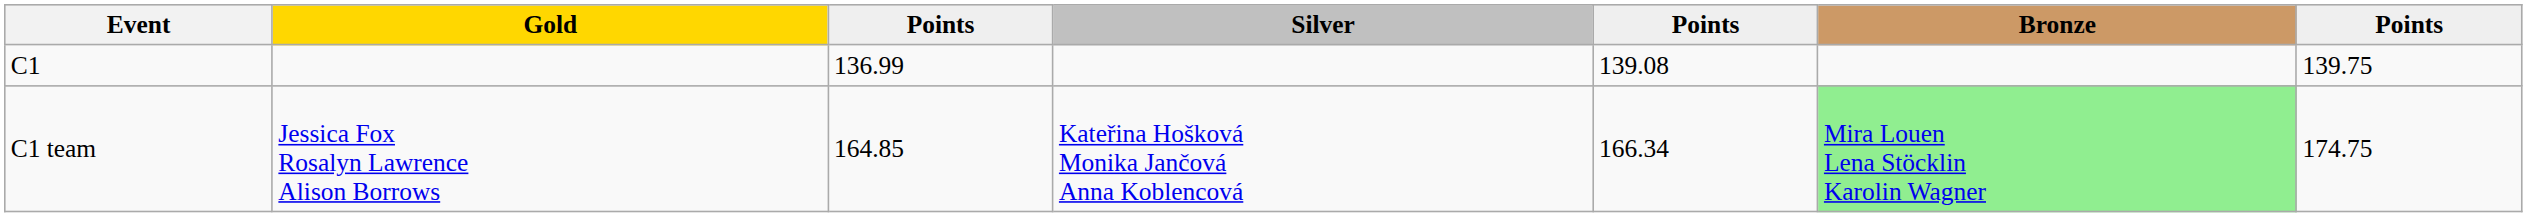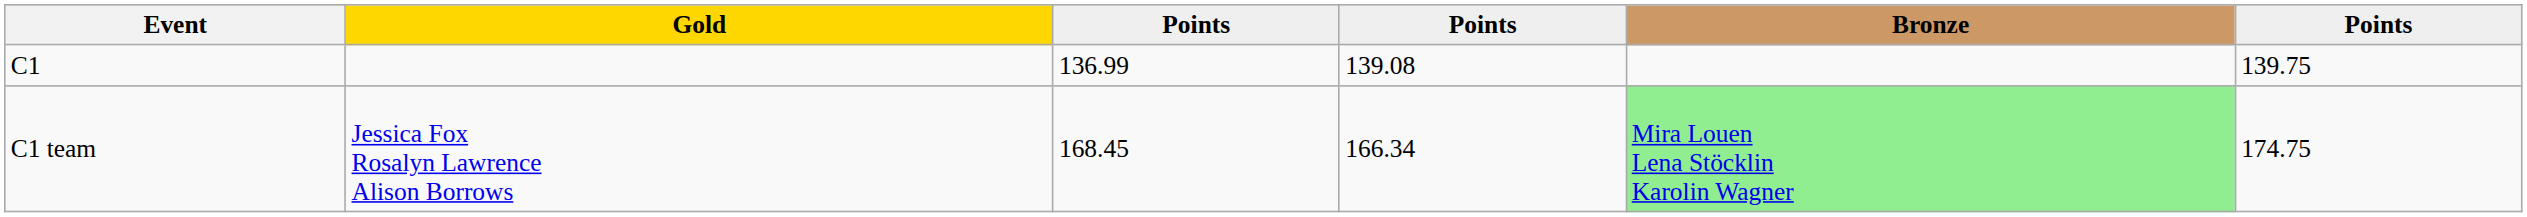- column: (1323, 24)
(869, 148) 164.85 -> (1094, 148) 168.45
